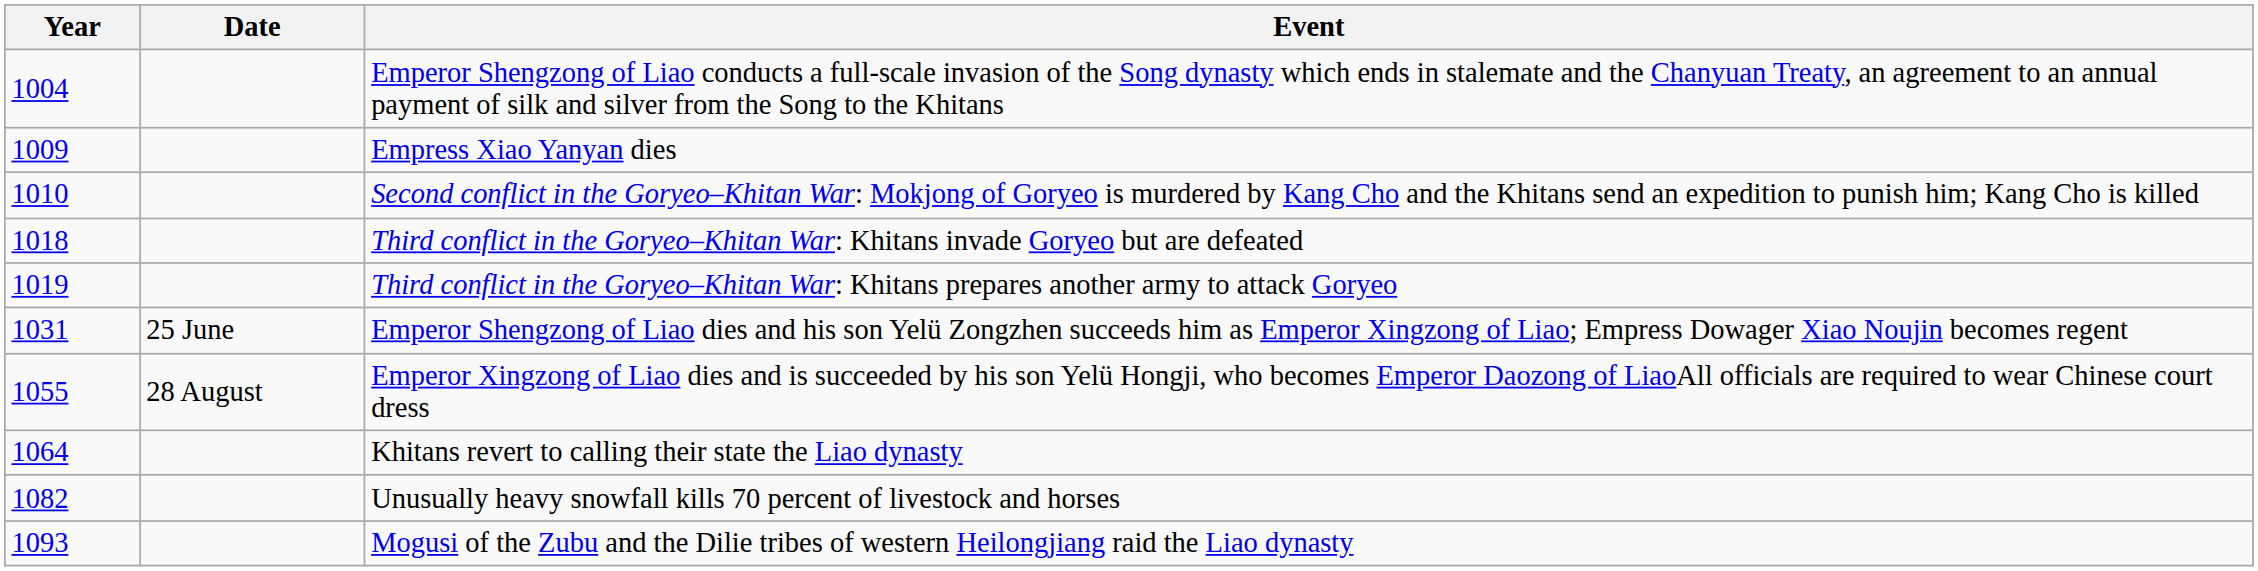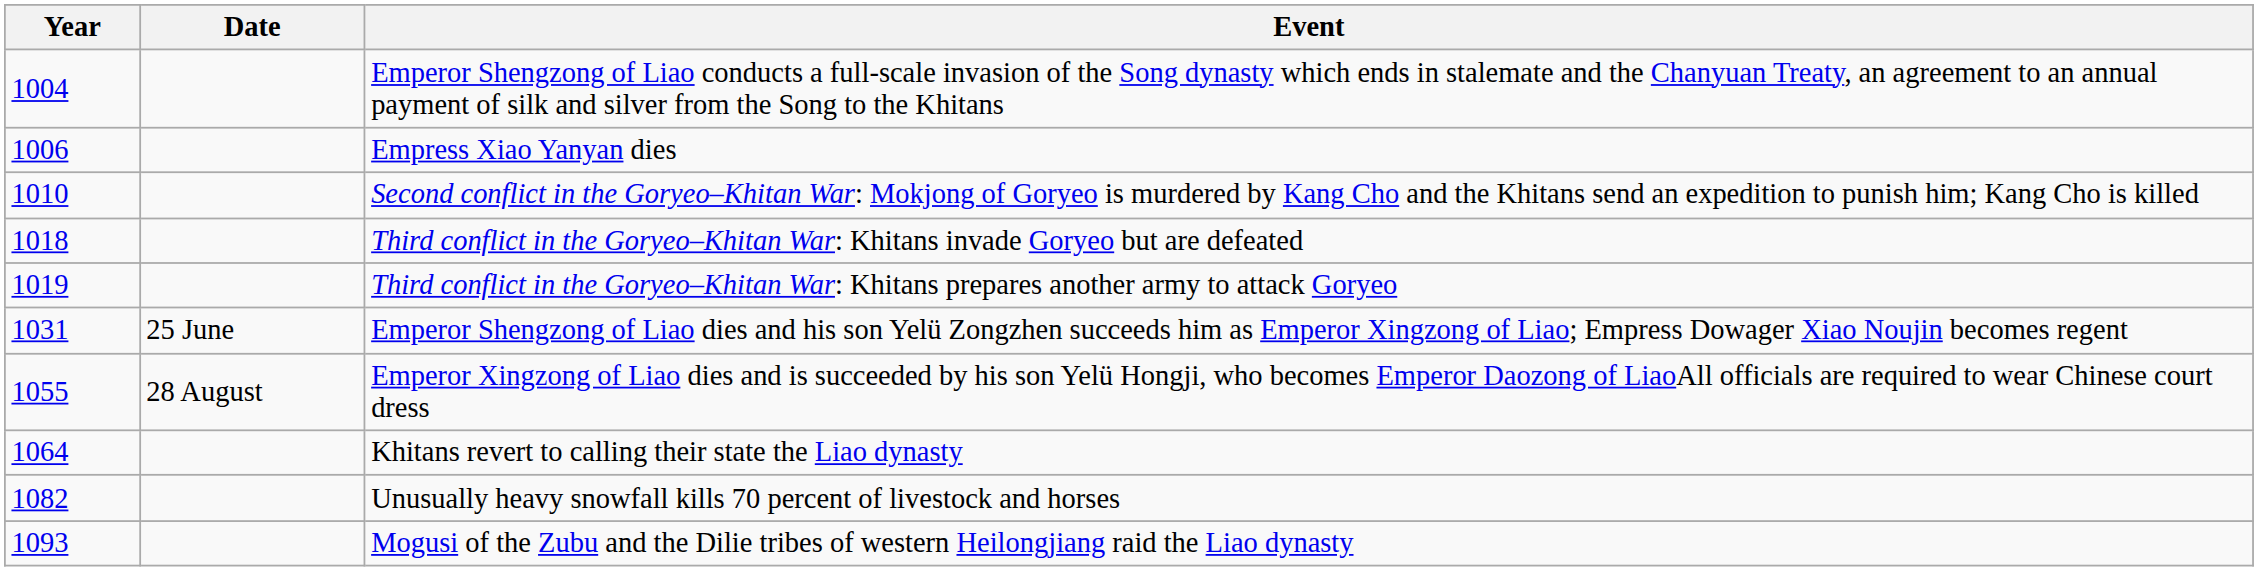(40, 149) 1009 -> (40, 149) 1006
